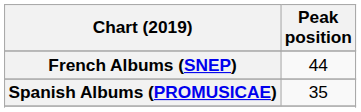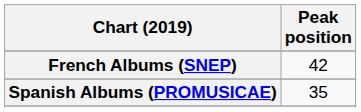(318, 65) 44 -> (318, 65) 42
